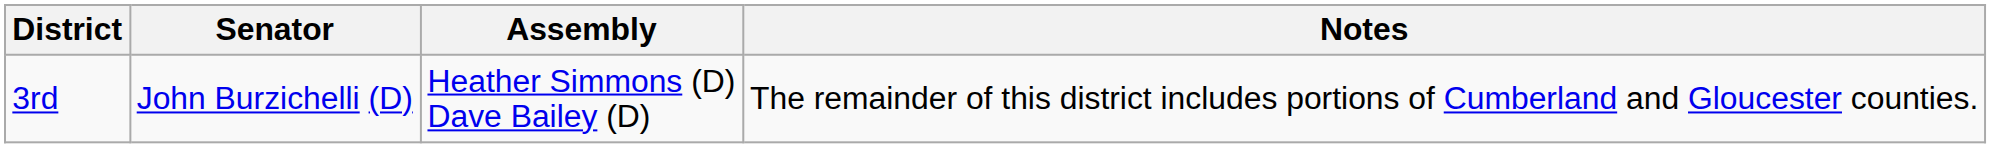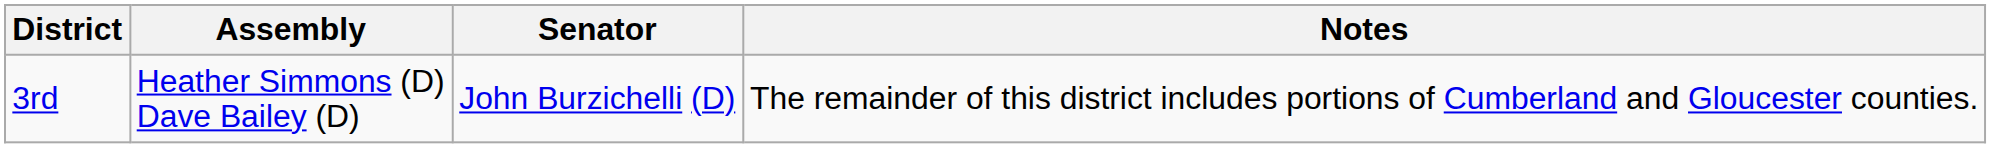columns swapped: (275, 29) <-> (581, 29)
